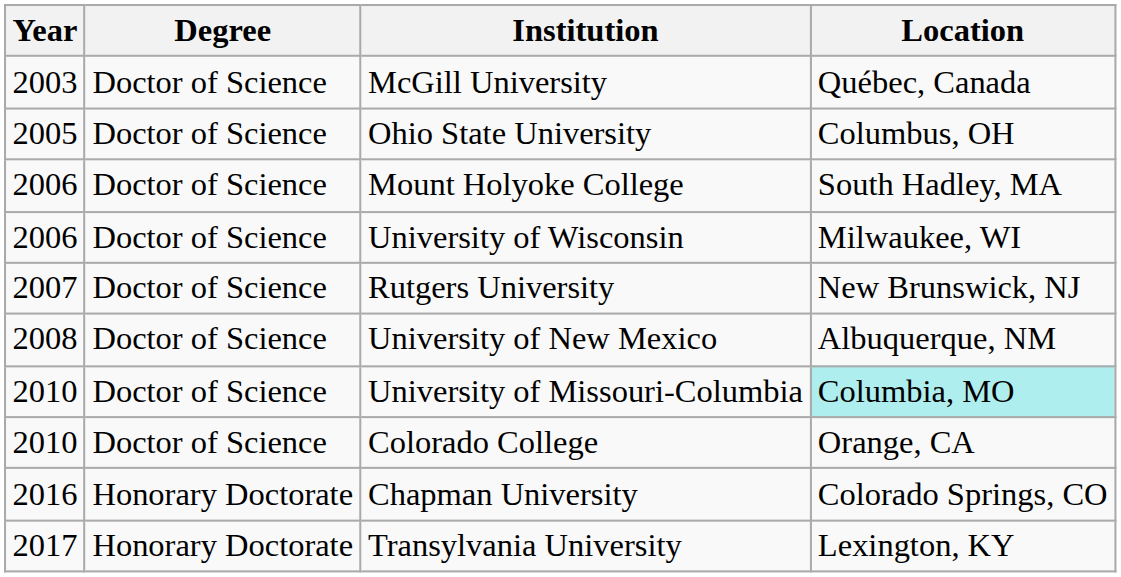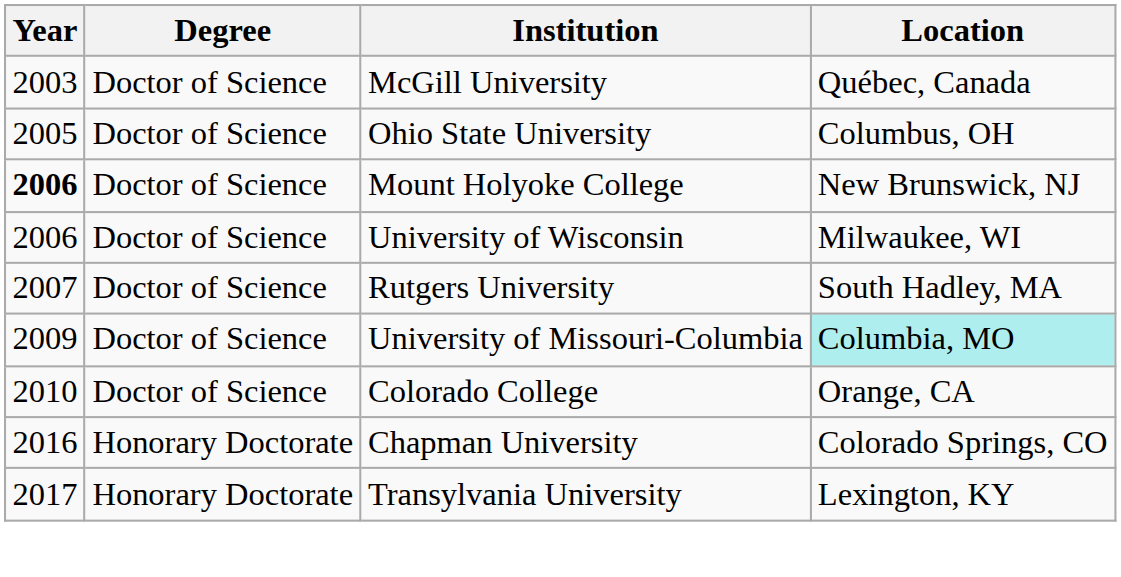(45, 184) normal -> (45, 184) bold
(940, 184) South Hadley, MA -> (949, 184) New Brunswick, NJ
(949, 287) New Brunswick, NJ -> (940, 287) South Hadley, MA
- row: (543, 339)
(45, 390) 2010 -> (45, 339) 2009
